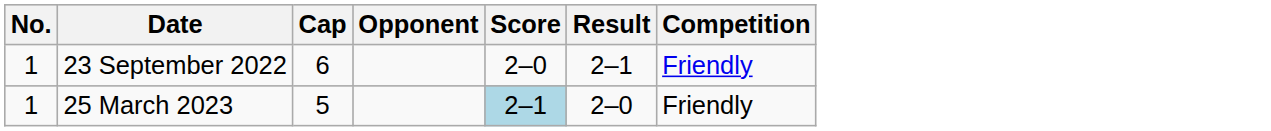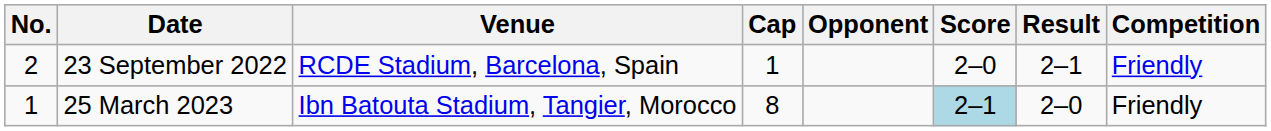+ column: (518, 24)
(31, 65) 1 -> (31, 65) 2
(323, 65) 6 -> (772, 65) 1
(323, 105) 5 -> (772, 105) 8
